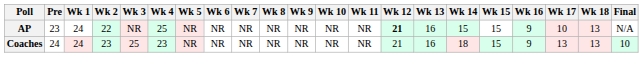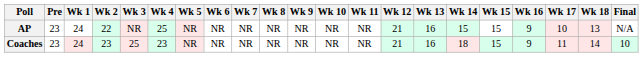(397, 28) bold -> (397, 28) normal
(55, 44) 24 -> (55, 44) 23
(562, 44) 13 -> (562, 44) 11
(595, 44) 13 -> (595, 44) 14
